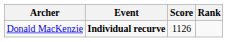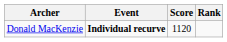(182, 29) 1126 -> (182, 29) 1120
